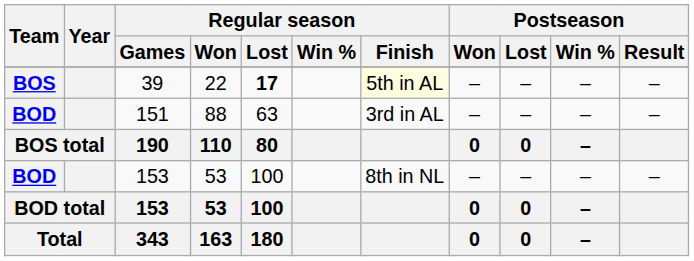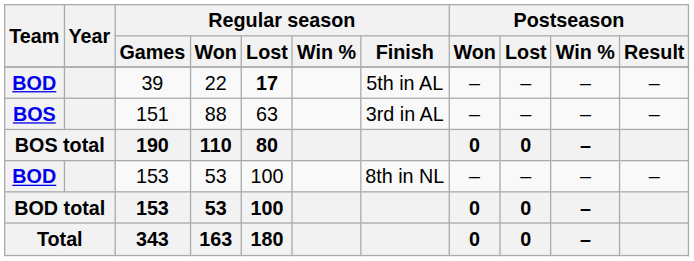(34, 83) BOS -> (34, 83) BOD
(405, 83) lightyellow background -> (405, 83) no background
(34, 114) BOD -> (34, 114) BOS
